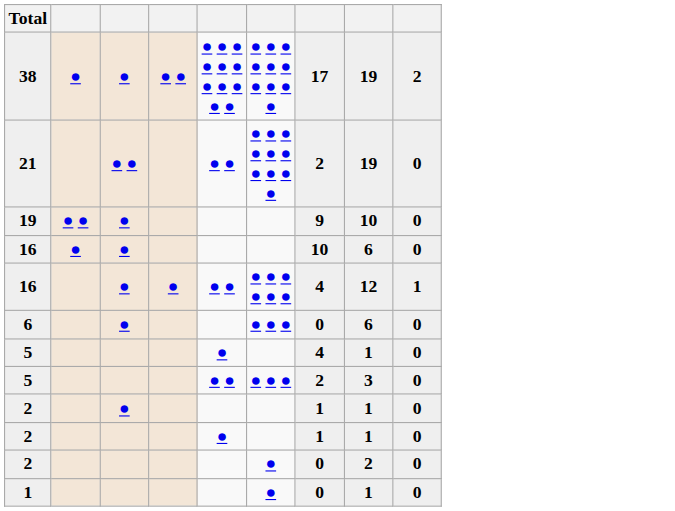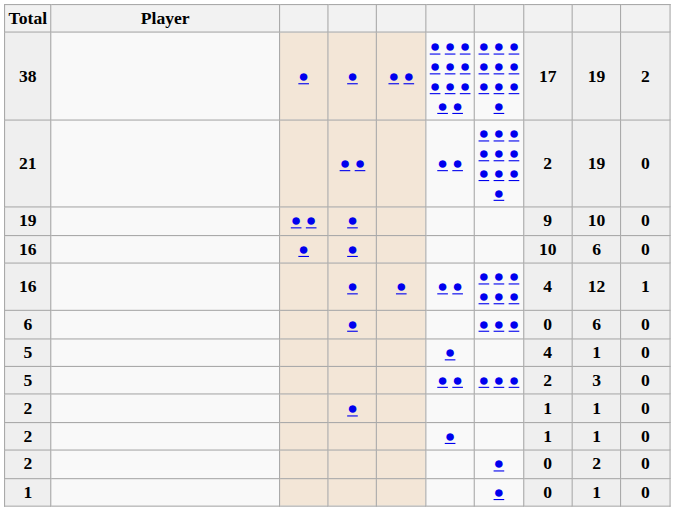+ column: (165, 18)
